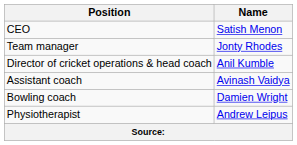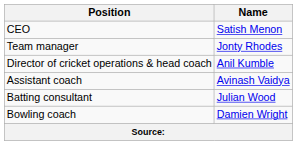+ row: (49, 98)
- row: (43, 115)
